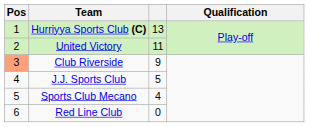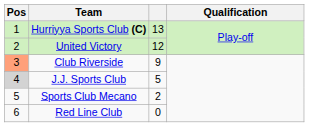(158, 46) 11 -> (158, 46) 12
(16, 79) no background -> (16, 79) lightgrey background
(158, 96) 4 -> (158, 96) 2
